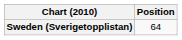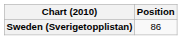(156, 27) 64 -> (156, 27) 86
